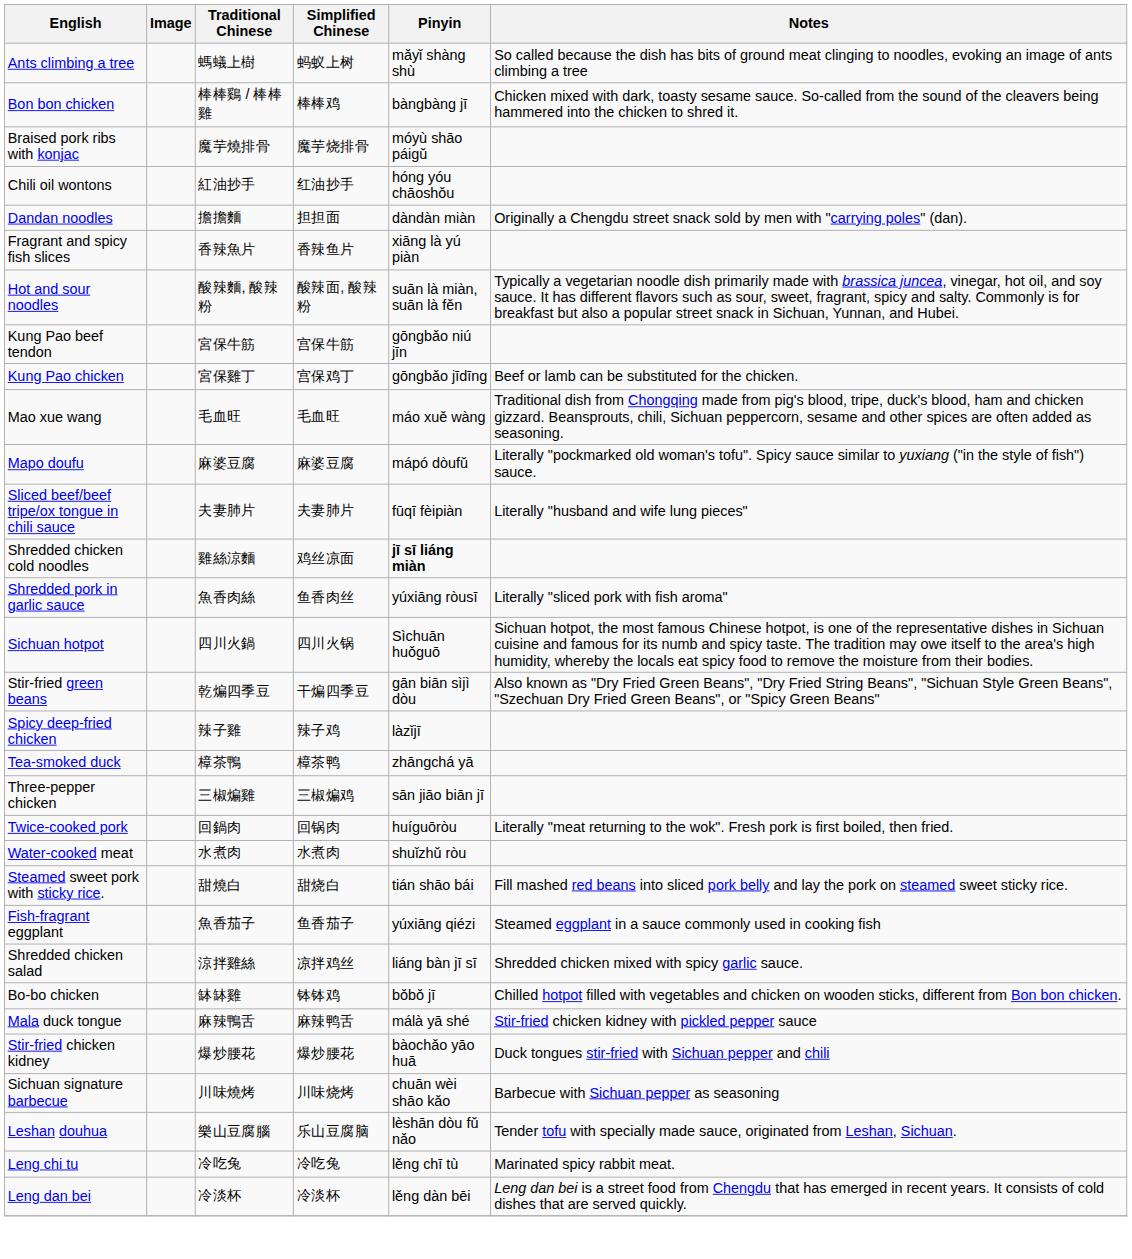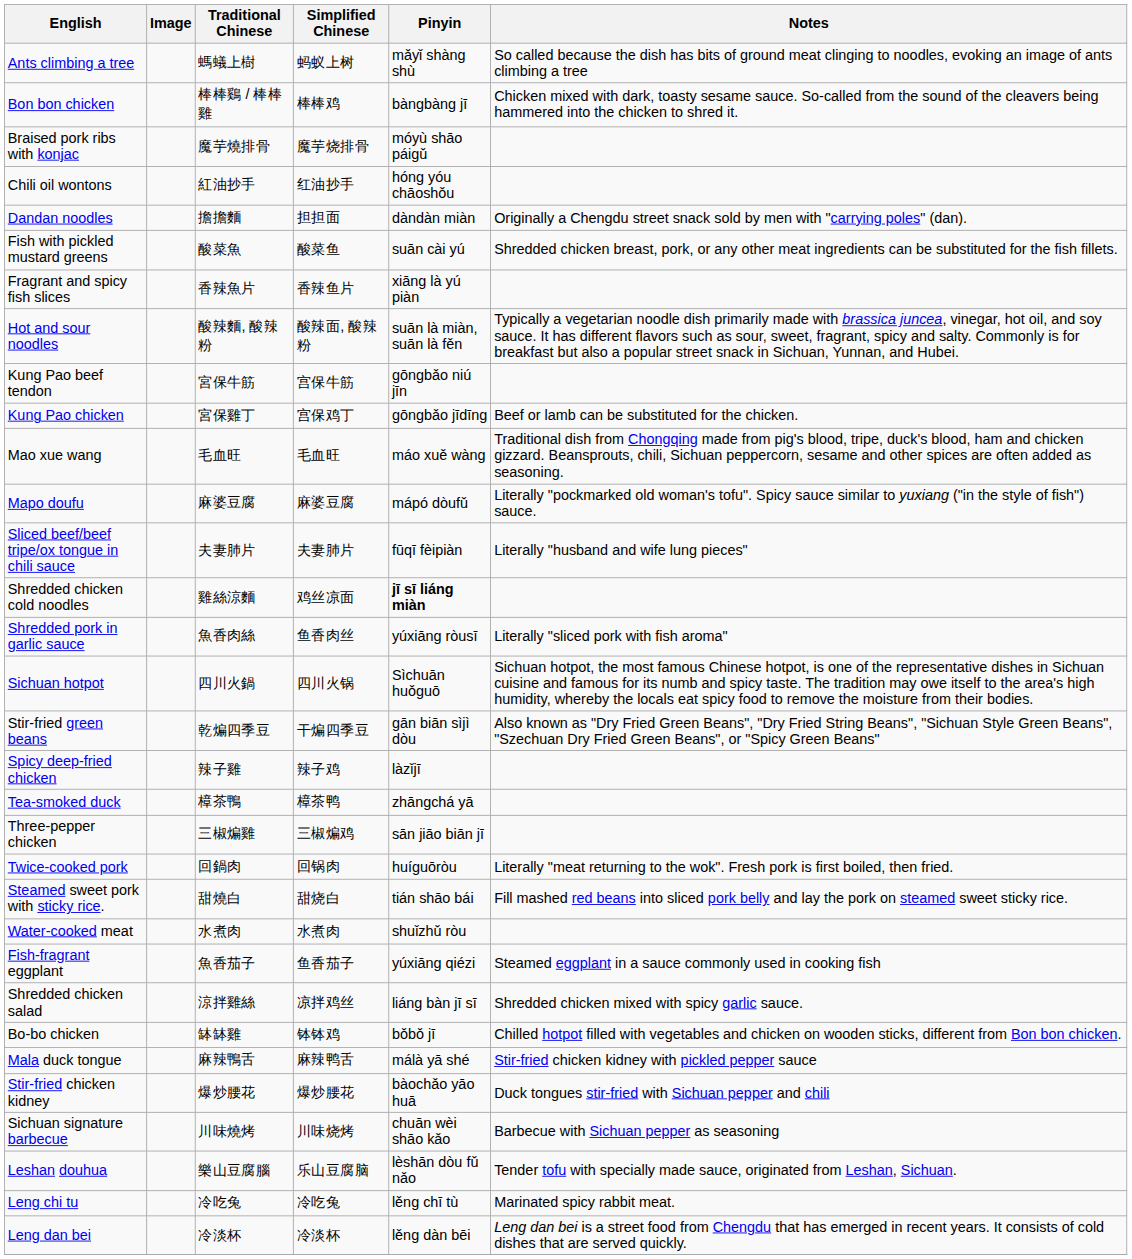+ row: (61, 250)
rows swapped: (70, 853) <-> (73, 885)
